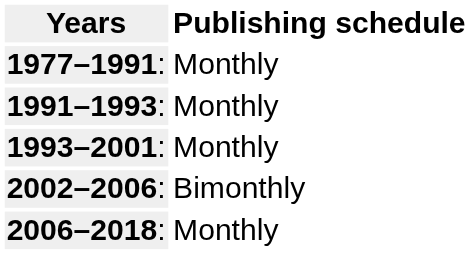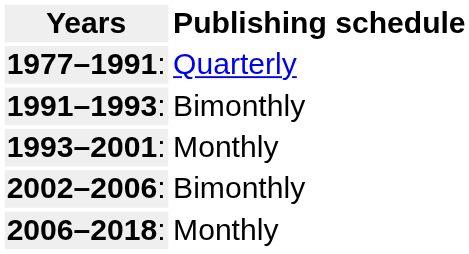(226, 64) Monthly -> (235, 64) Quarterly
(226, 105) Monthly -> (239, 105) Bimonthly
